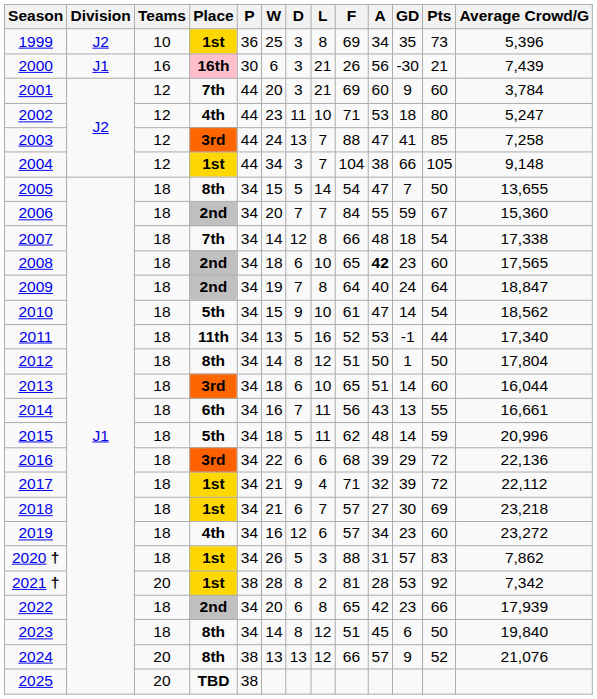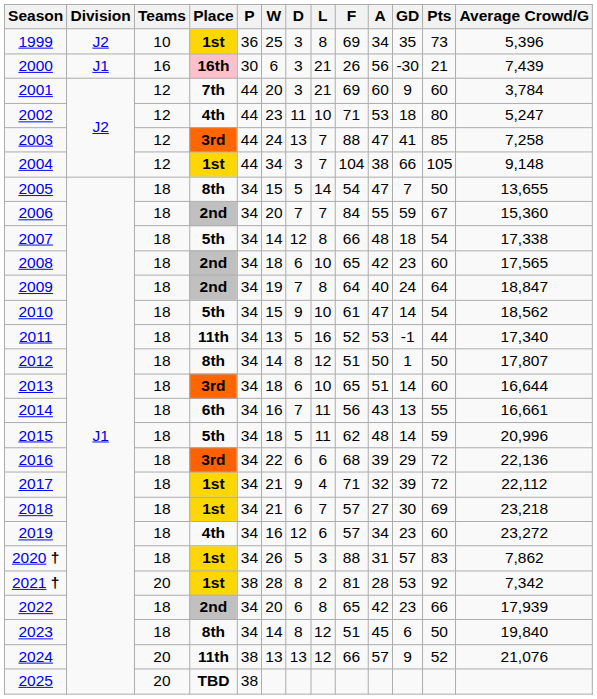(213, 238) 7th -> (213, 238) 5th
(380, 262) bold -> (380, 262) normal
(524, 361) 17,804 -> (524, 361) 17,807
(524, 386) 16,044 -> (524, 386) 16,644
(213, 656) 8th -> (213, 656) 11th
